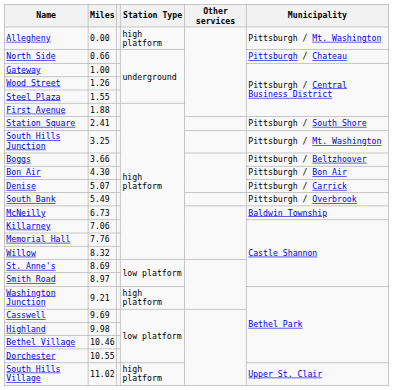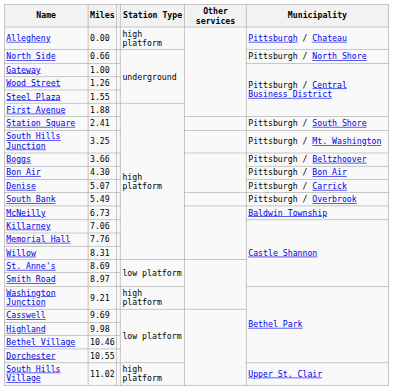(315, 39) Pittsburgh / Mt. Washington -> (298, 39) Pittsburgh / Chateau
(298, 57) Pittsburgh / Chateau -> (307, 57) Pittsburgh / North Shore
(100, 253) 8.32 -> (100, 253) 8.31
